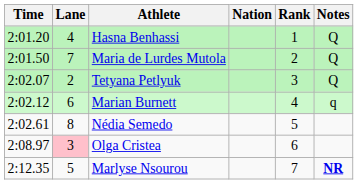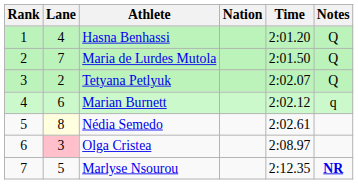columns swapped: (294, 15) <-> (28, 15)
(71, 124) no background -> (61, 124) lightyellow background
